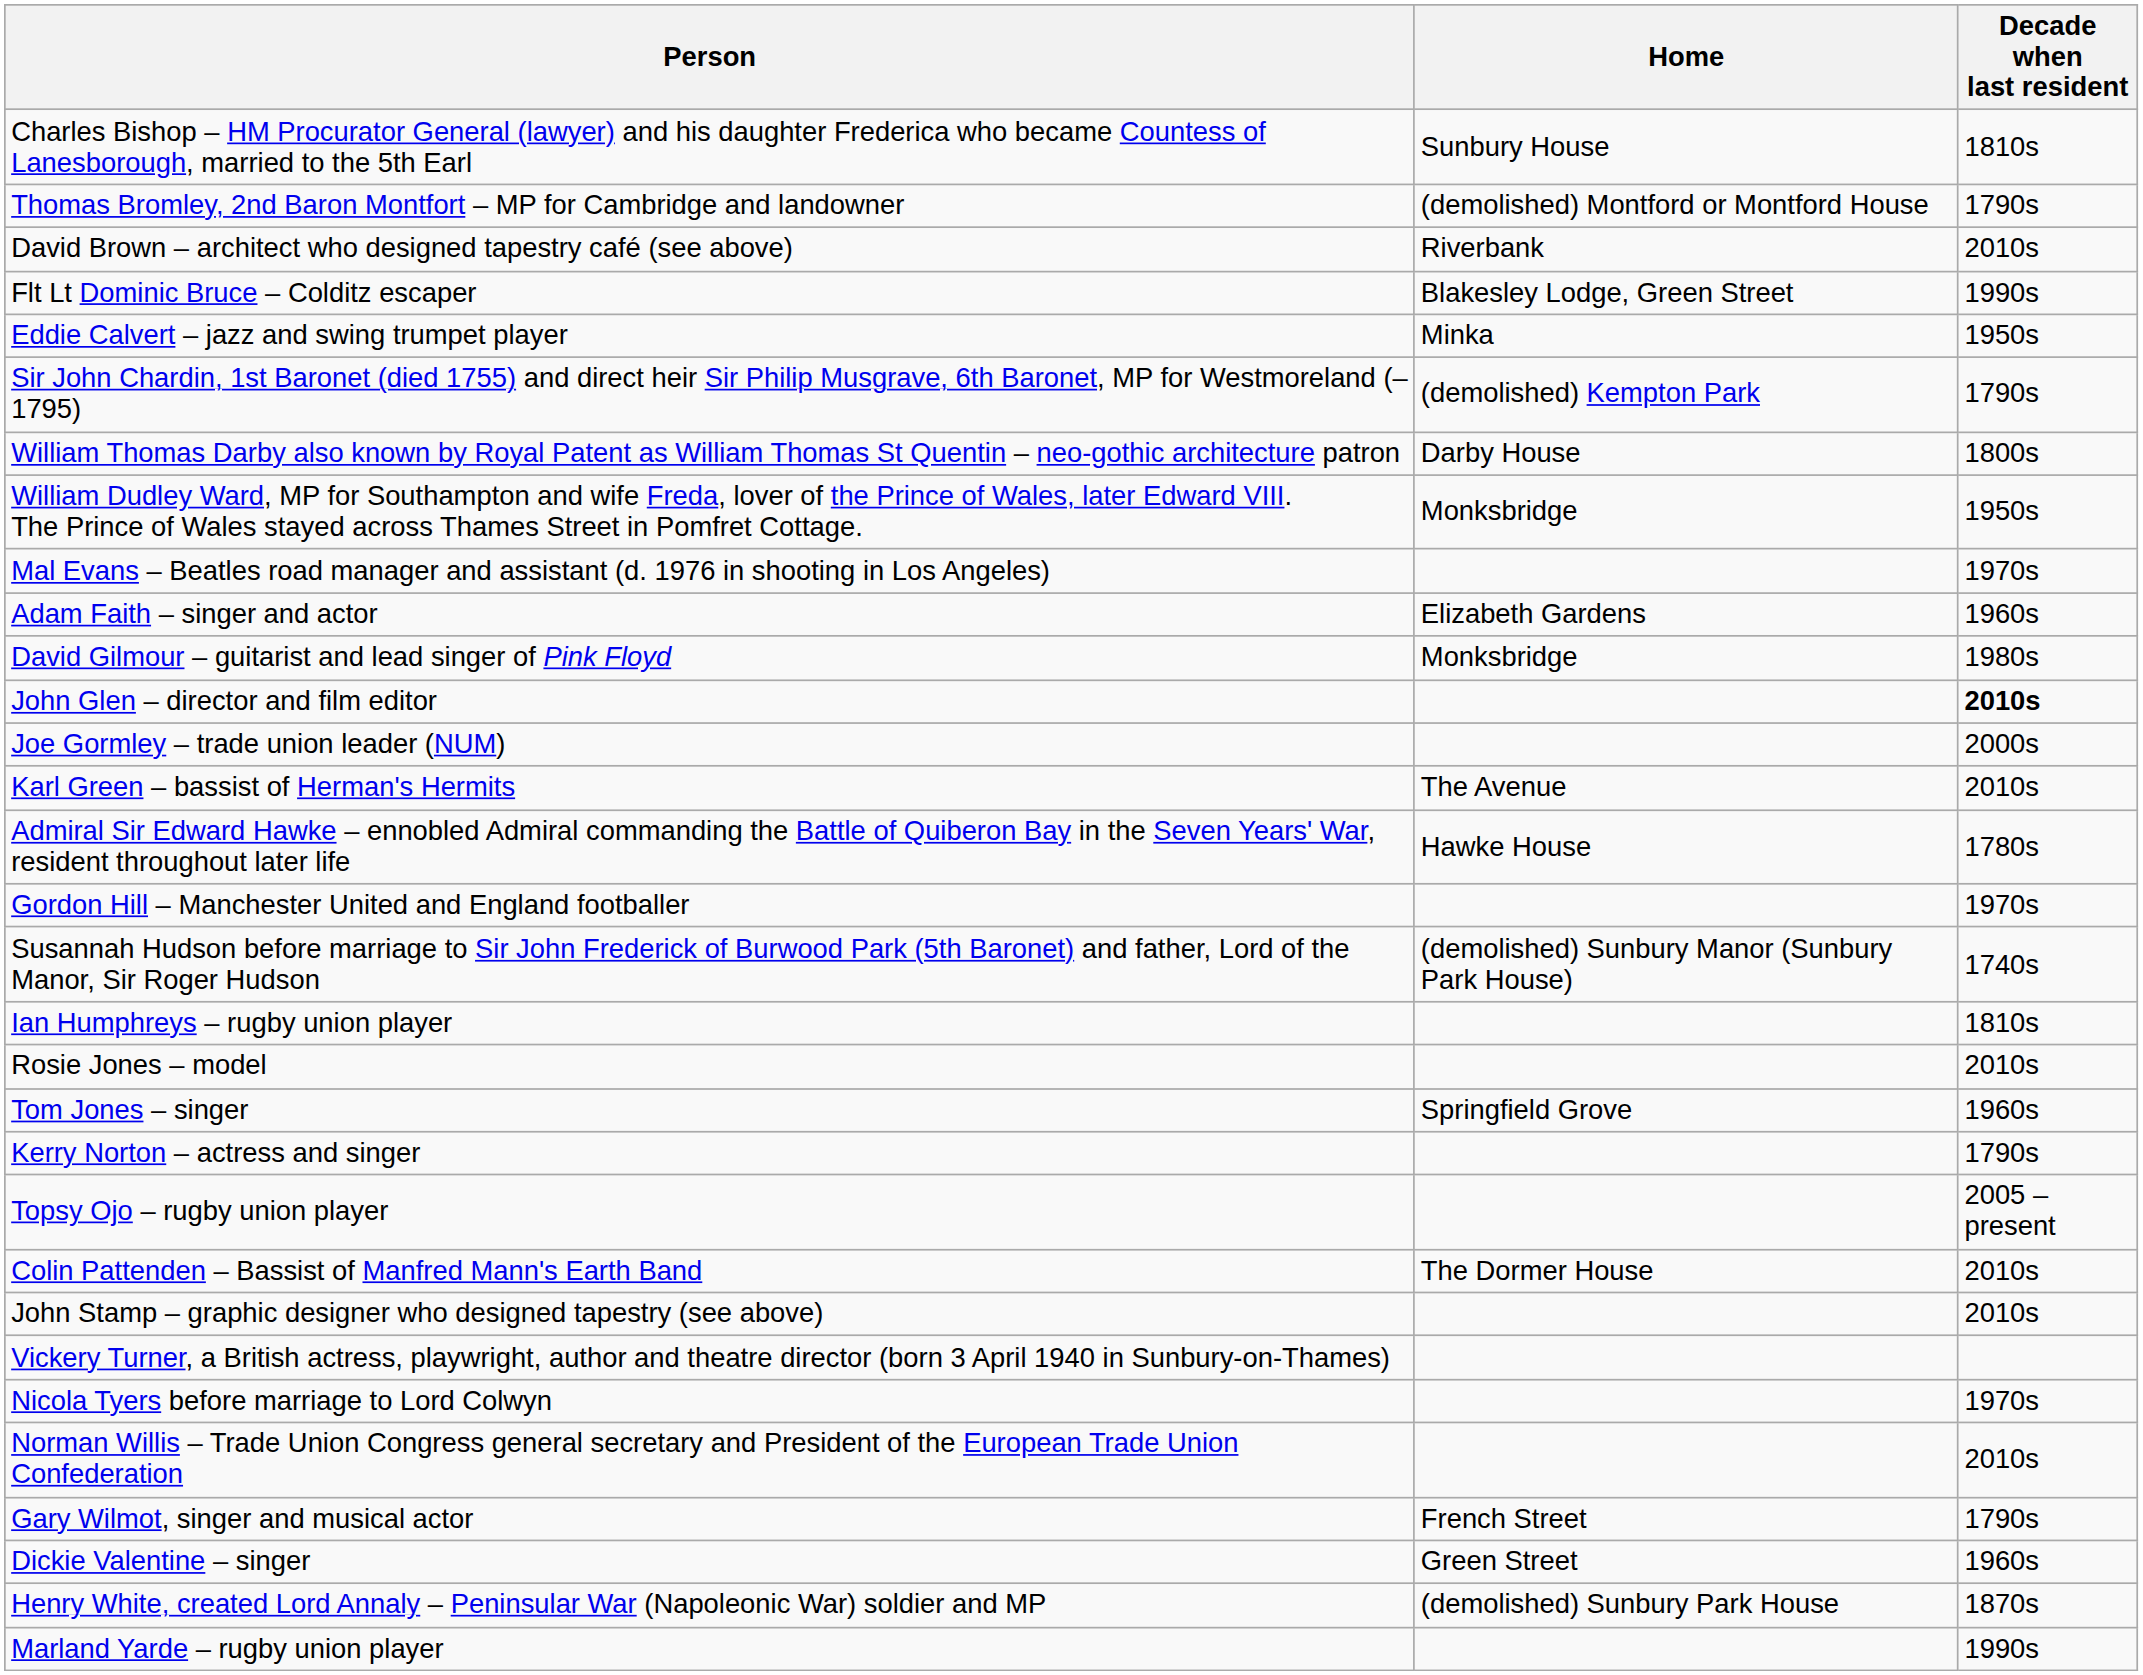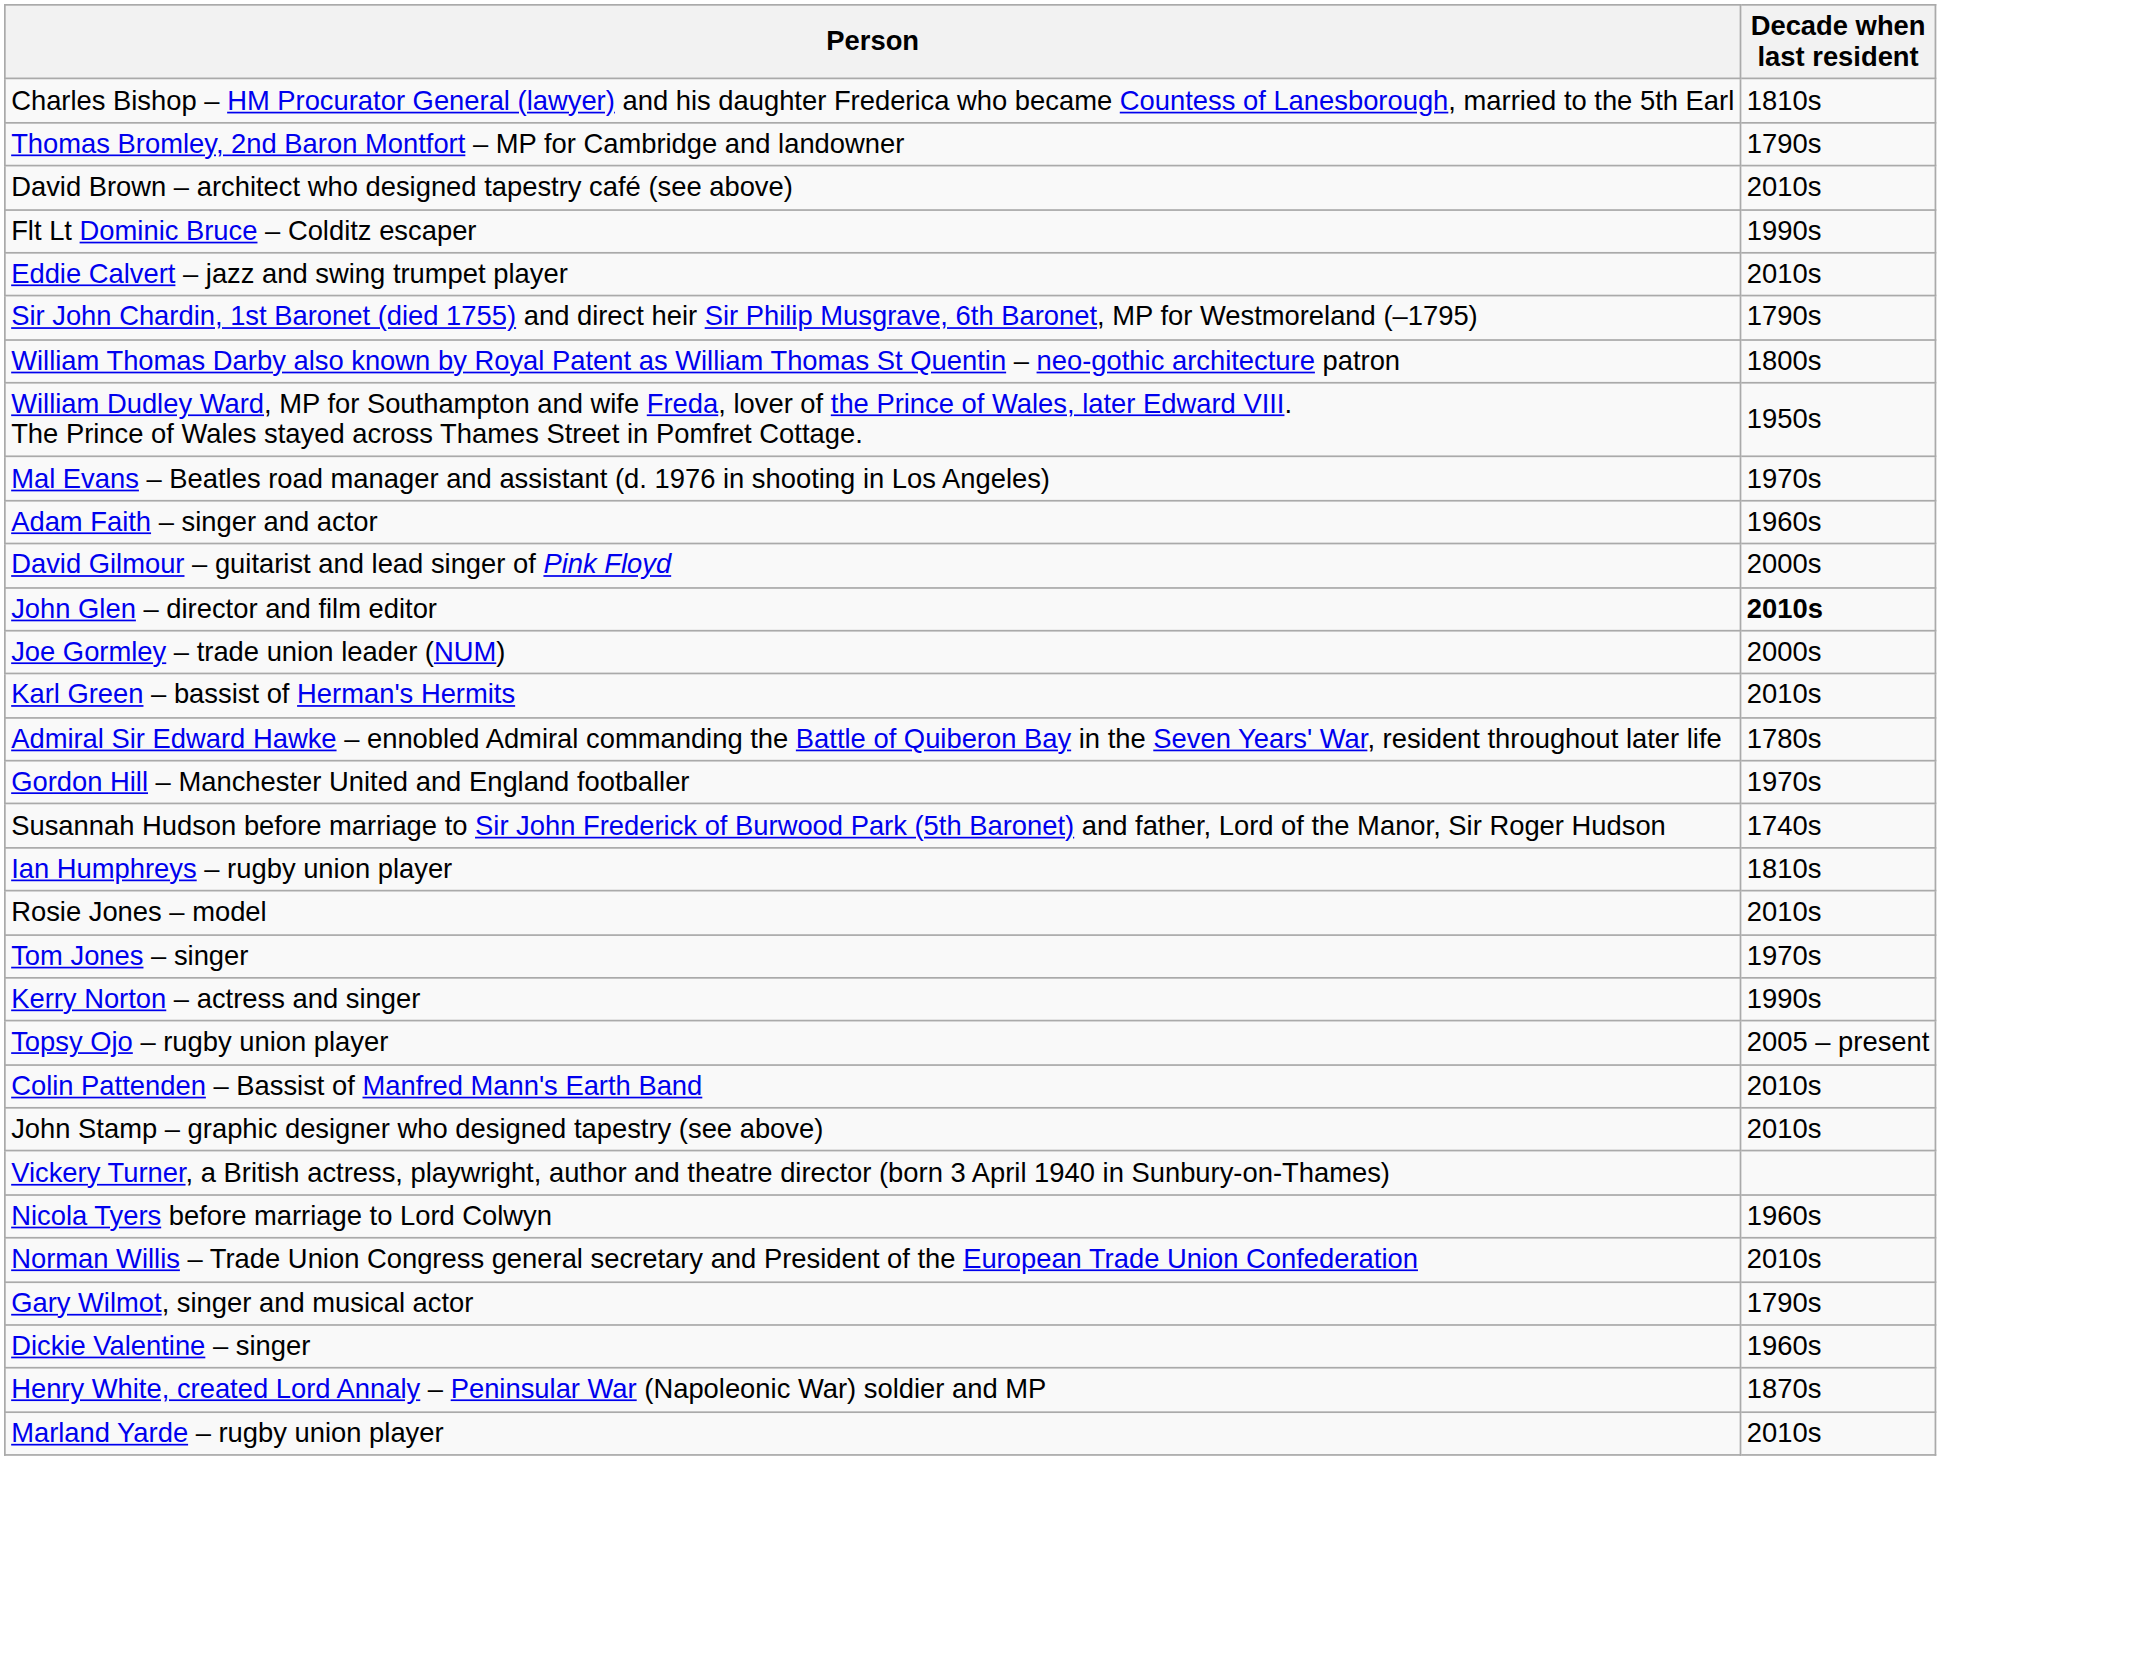- column: (1686, 56)
(2002, 335) 1950s -> (1784, 273) 2010s
(2002, 657) 1980s -> (1784, 565) 2000s
(2002, 1109) 1960s -> (1784, 955) 1970s
(2002, 1152) 1790s -> (1784, 998) 1990s
(2002, 1400) 1970s -> (1784, 1215) 1960s
(2002, 1648) 1990s -> (1784, 1432) 2010s
